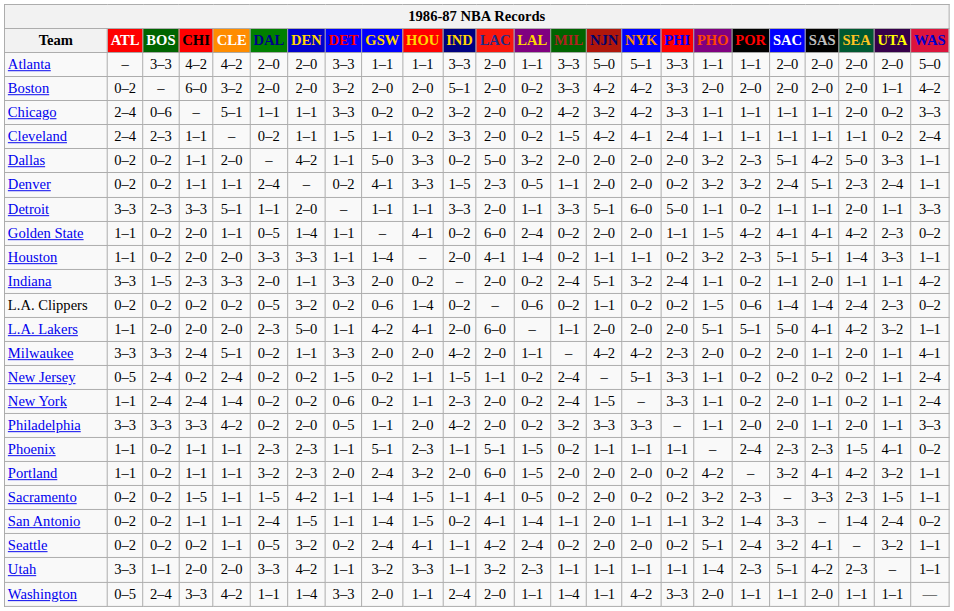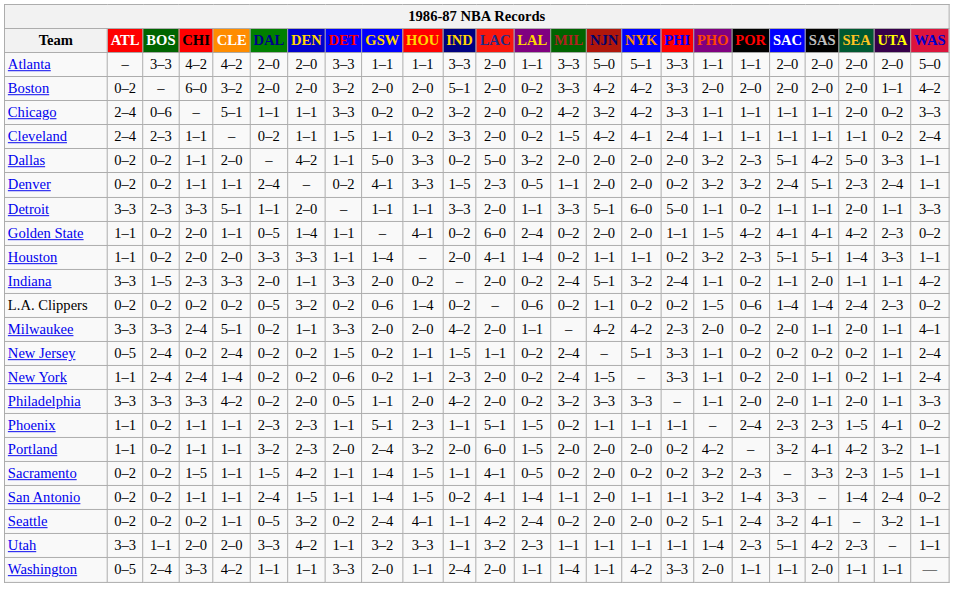- row: (43, 329)
(306, 594) 1–4 -> (306, 570) 1–1
